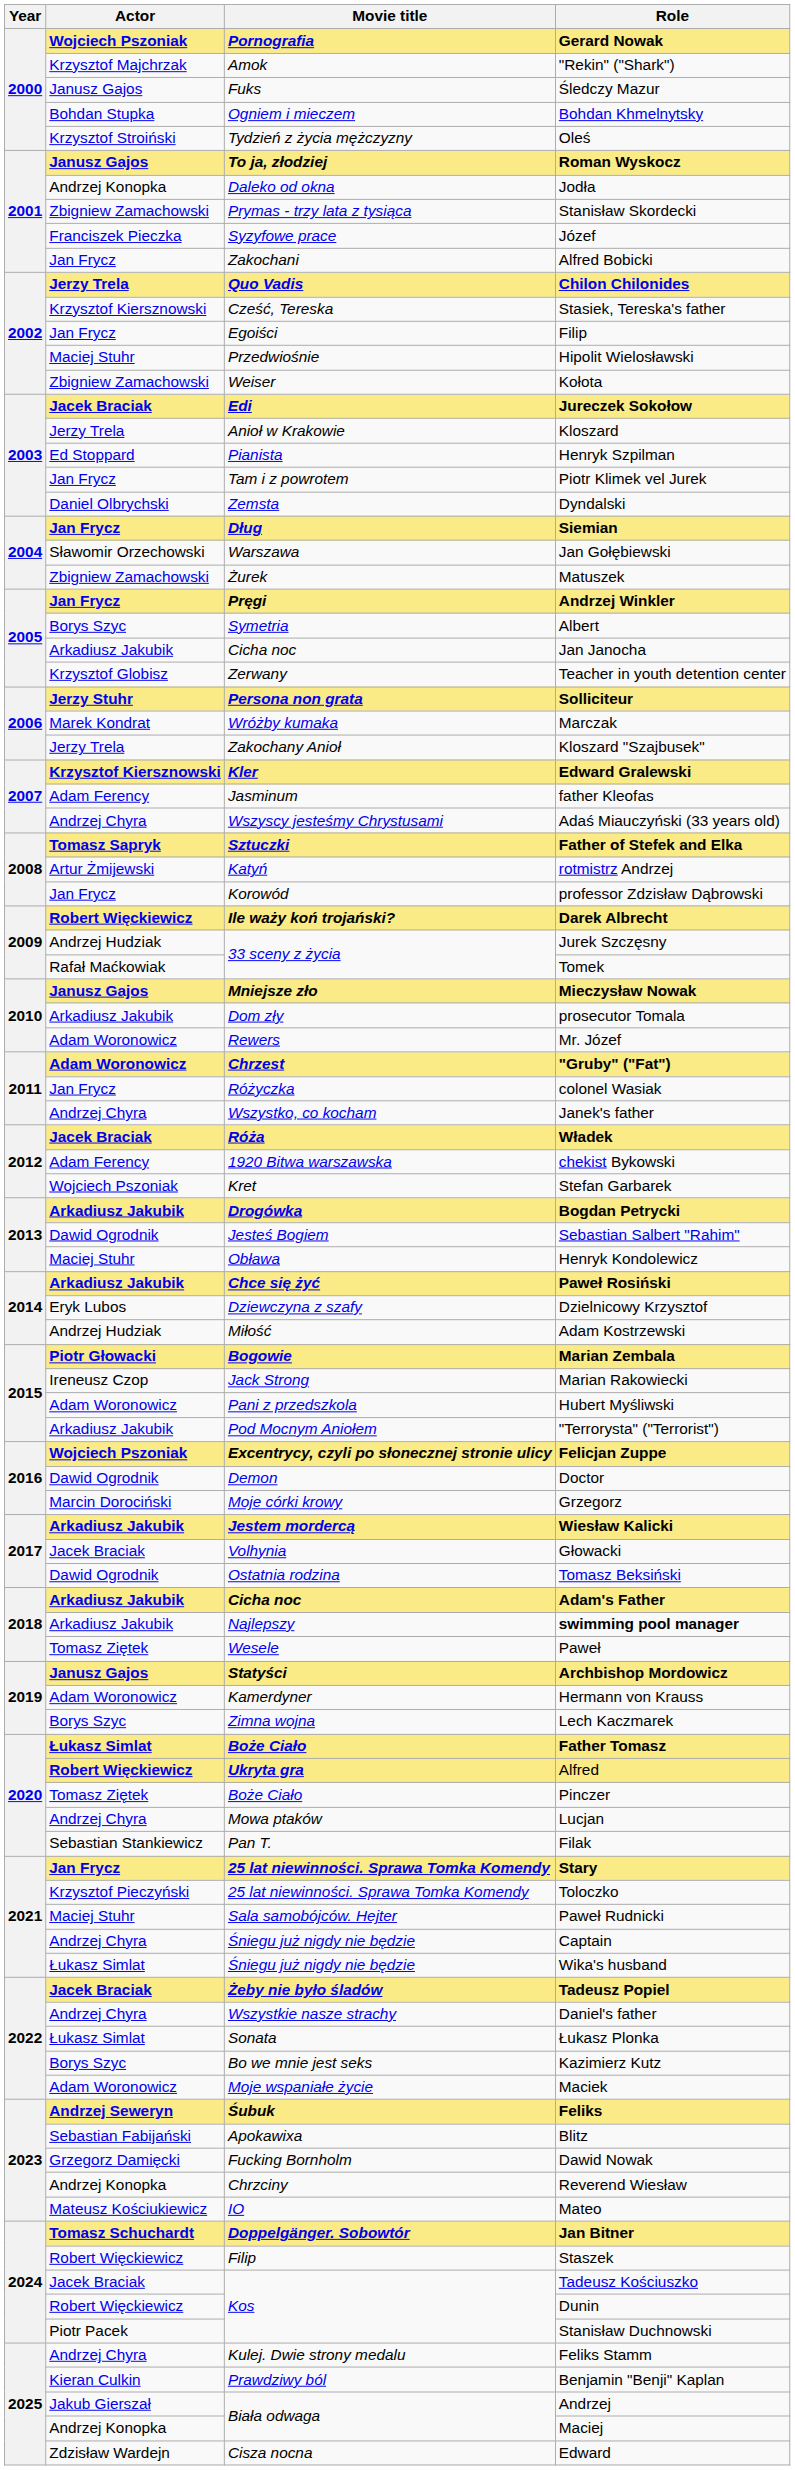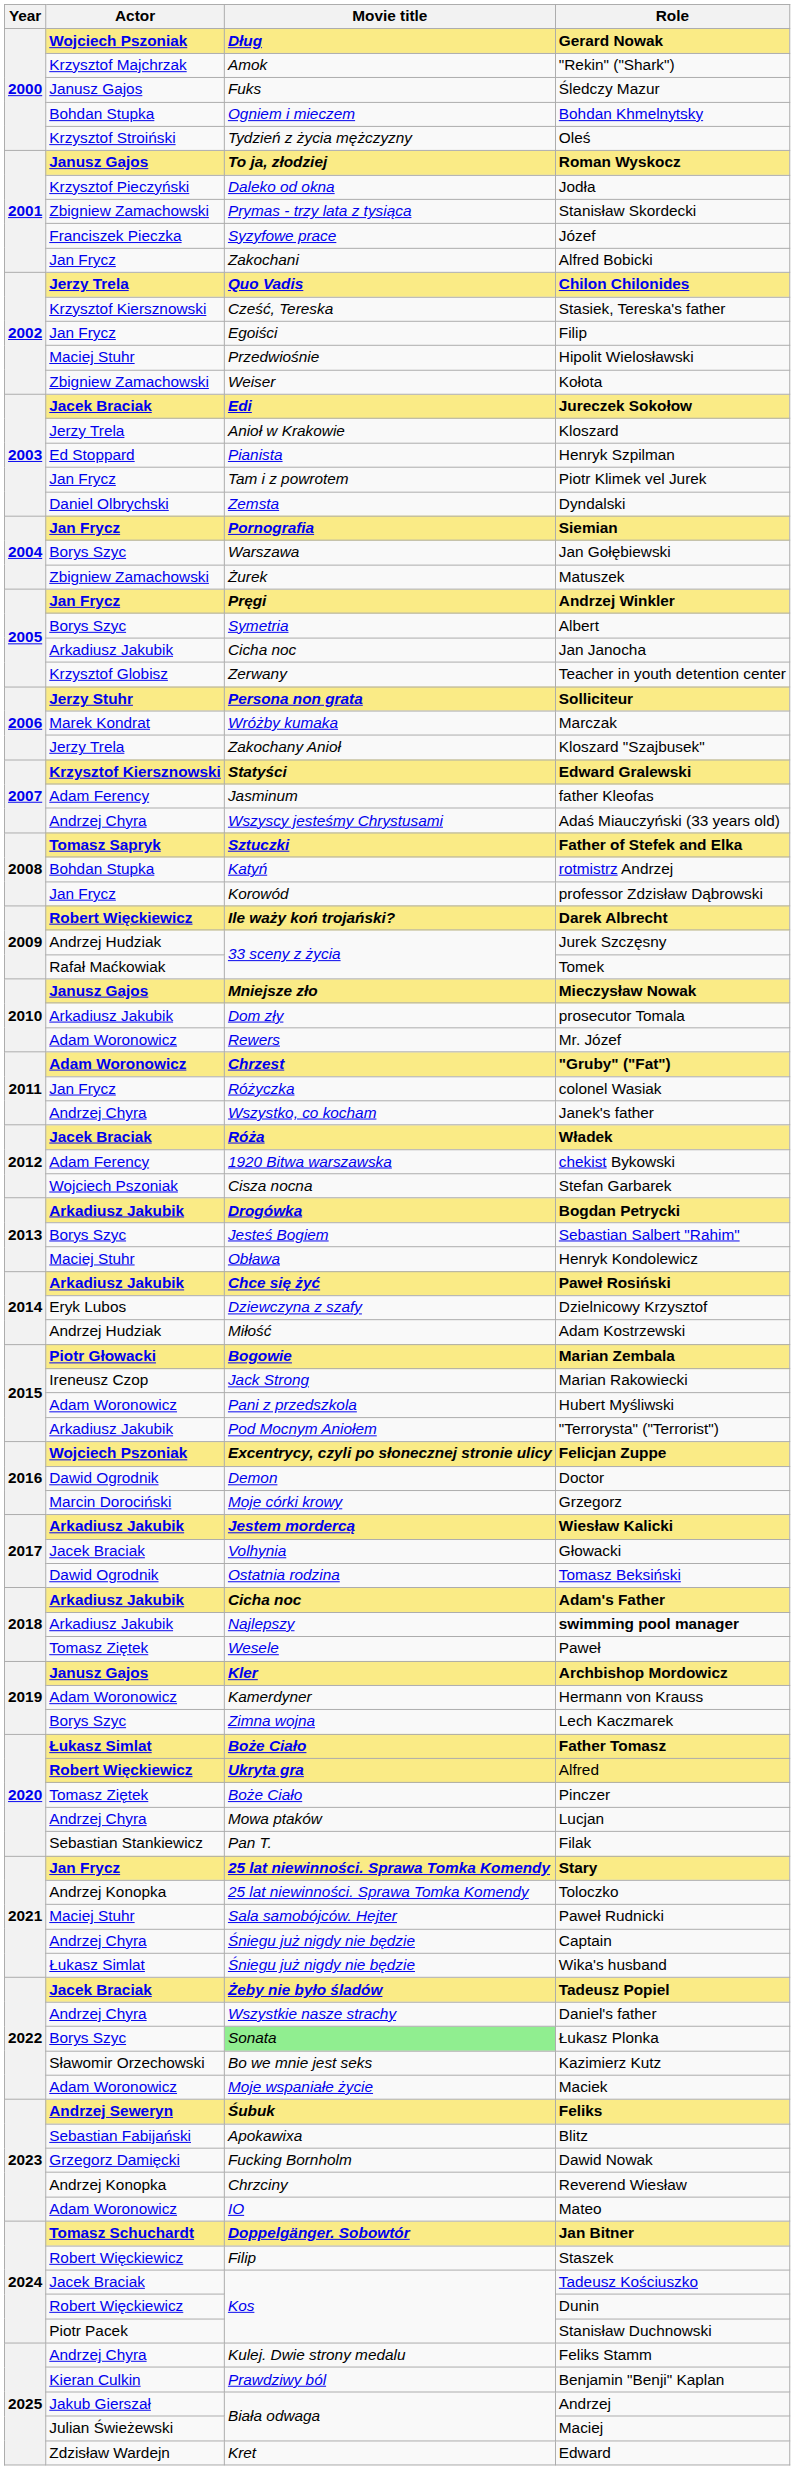(271, 41) Pornografia -> (245, 41) Dług
(108, 187) Andrzej Konopka -> (119, 187) Krzysztof Pieczyński
(245, 528) Dług -> (271, 528) Pornografia
(127, 552) Sławomir Orzechowski -> (88, 552) Borys Szyc
(243, 771) Kler -> (257, 771) Statyści
(102, 869) Artur Żmijewski -> (102, 869) Bohdan Stupka
(242, 1185) Kret -> (270, 1185) Cisza nocna
(104, 1234) Dawid Ogrodnik -> (88, 1234) Borys Szyc
(257, 1673) Statyści -> (243, 1673) Kler
(119, 1892) Krzysztof Pieczyński -> (108, 1892) Andrzej Konopka
(97, 2038) Łukasz Simlat -> (88, 2038) Borys Szyc
(252, 2038) no background -> (252, 2038) lightgreen background
(88, 2062) Borys Szyc -> (127, 2062) Sławomir Orzechowski
(128, 2209) Mateusz Kościukiewicz -> (113, 2209) Adam Woronowicz
(108, 2428) Andrzej Konopka -> (111, 2428) Julian Świeżewski
(270, 2452) Cisza nocna -> (242, 2452) Kret
